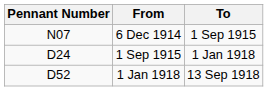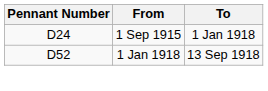- row: (148, 34)
